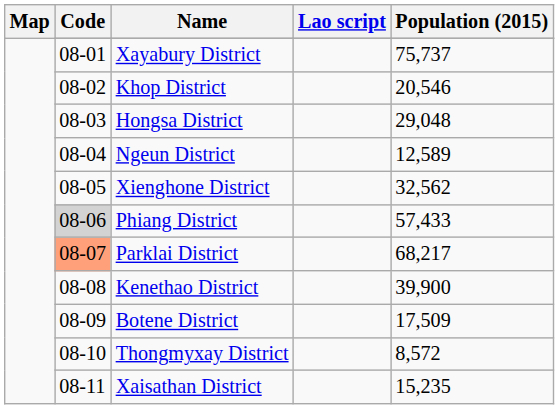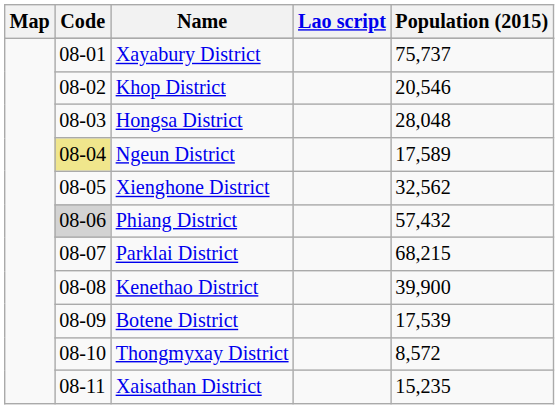(423, 121) 29,048 -> (423, 121) 28,048
(83, 154) no background -> (83, 154) khaki background
(423, 154) 12,589 -> (423, 154) 17,589
(423, 221) 57,433 -> (423, 221) 57,432
(83, 254) lightsalmon background -> (83, 254) no background
(423, 254) 68,217 -> (423, 254) 68,215
(423, 320) 17,509 -> (423, 320) 17,539
